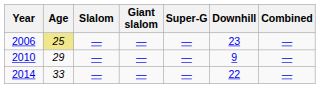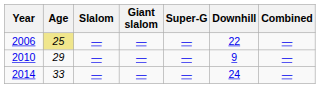(234, 41) 23 -> (234, 41) 22
(234, 74) 22 -> (234, 74) 24
